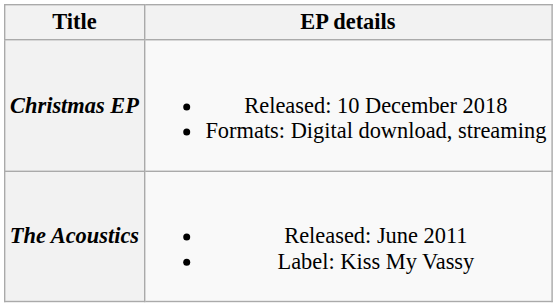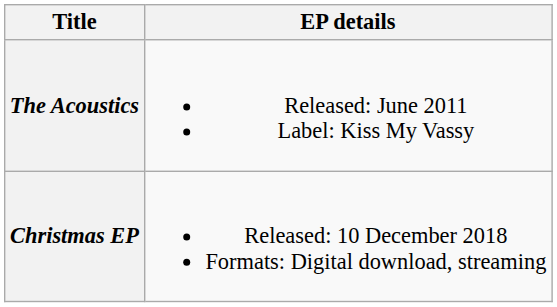rows swapped: (74, 236) <-> (74, 105)
